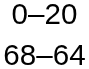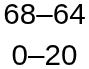rows swapped: (44, 14) <-> (44, 54)
